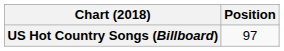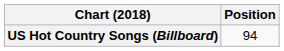(250, 35) 97 -> (250, 35) 94
